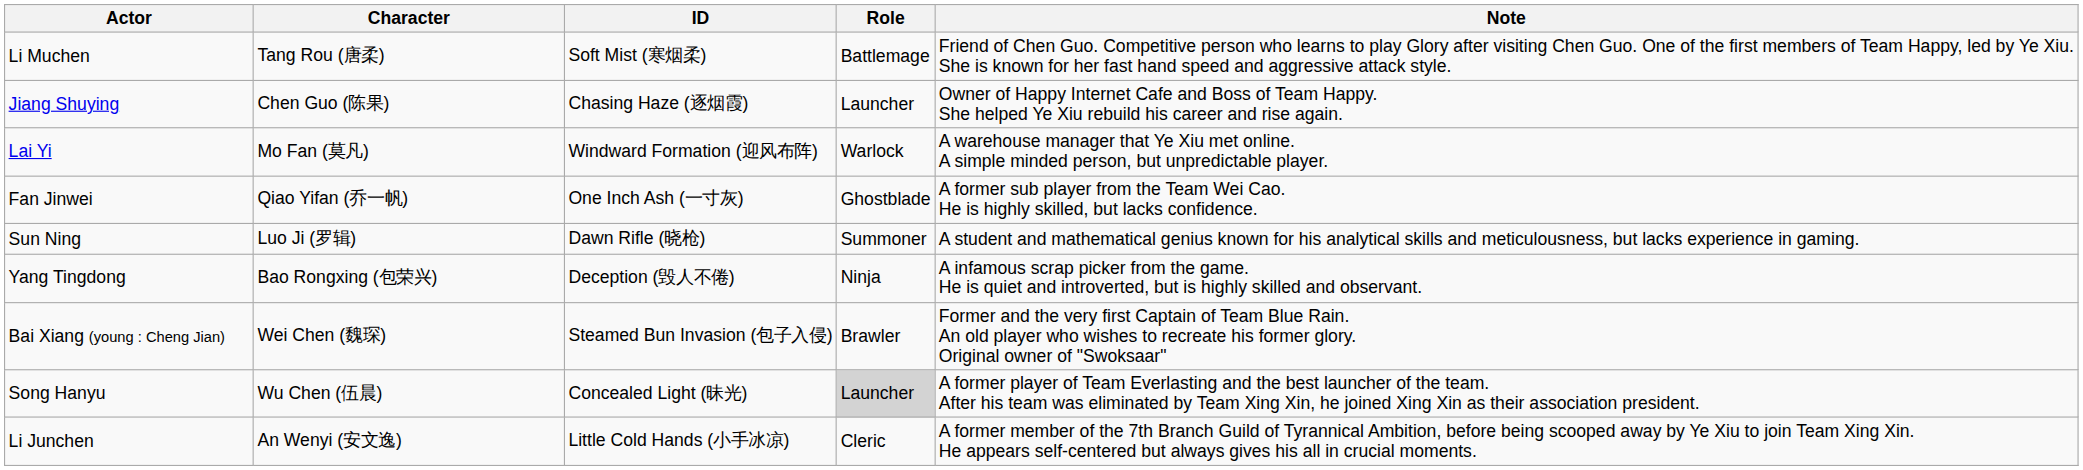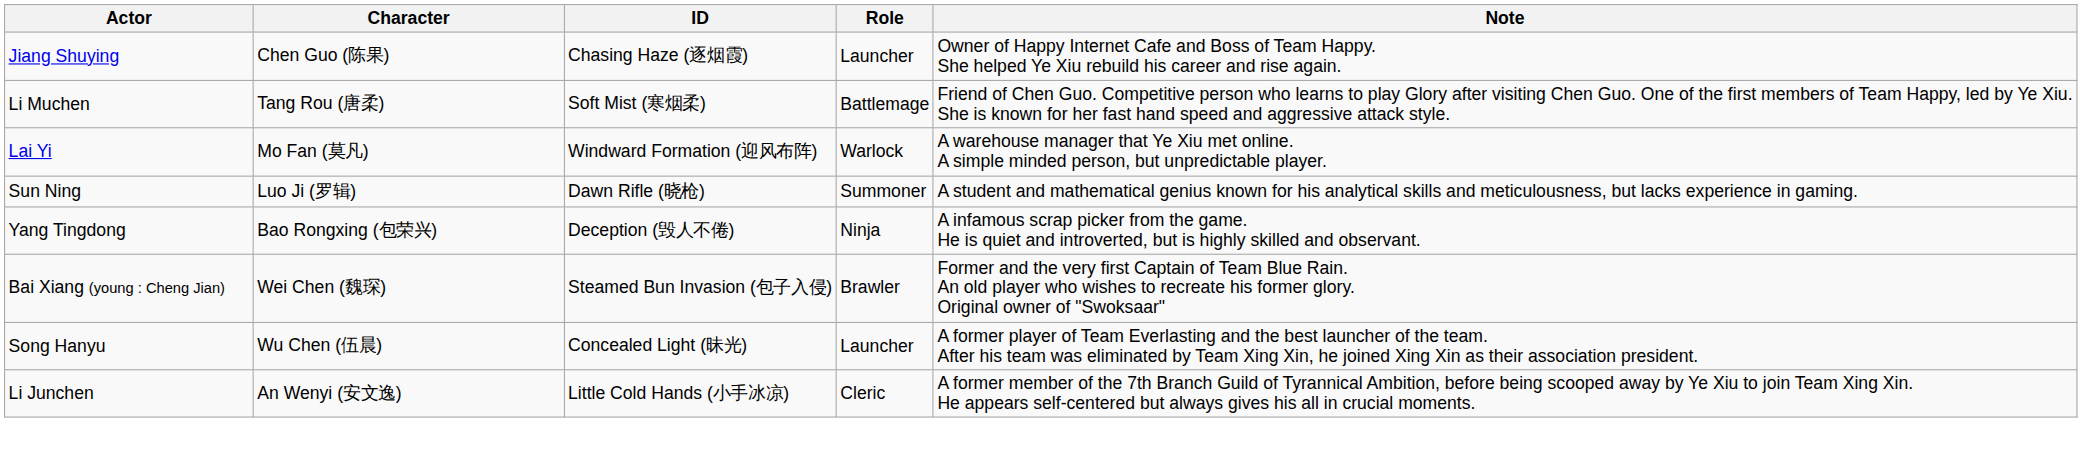rows swapped: (64, 103) <-> (49, 56)
- row: (51, 199)
(877, 393) lightgrey background -> (877, 345) no background
